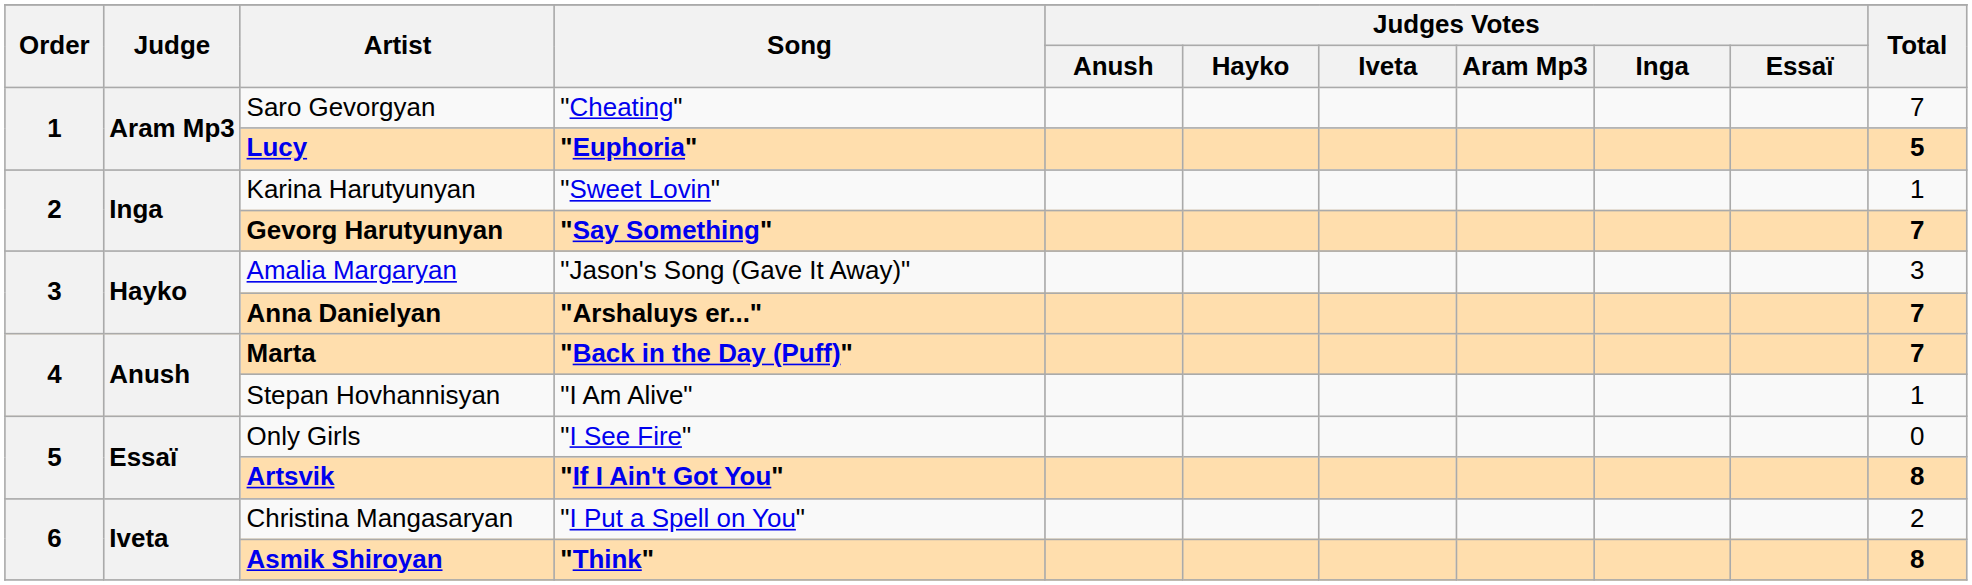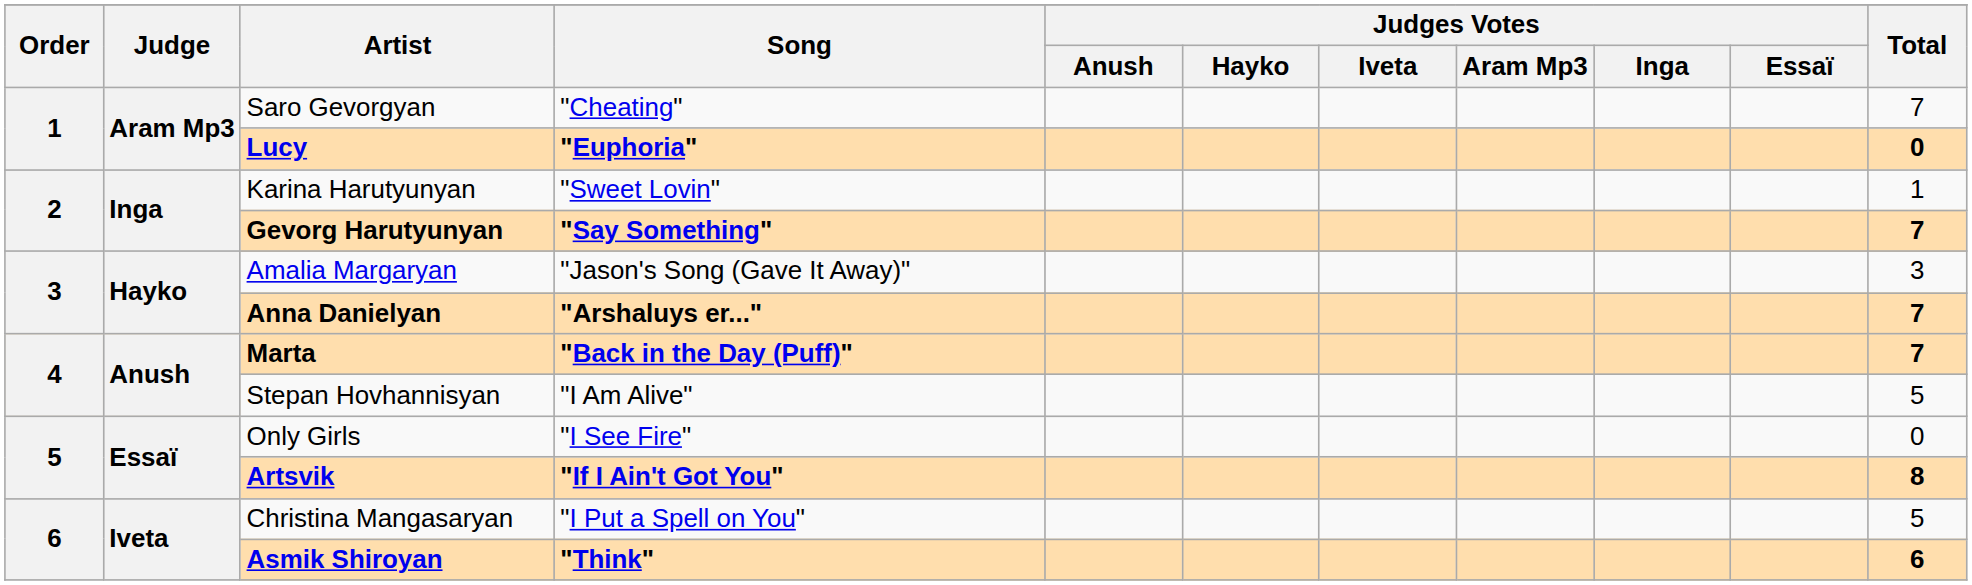(1917, 148) 5 -> (1917, 148) 0
(1917, 395) 1 -> (1917, 395) 5
(1917, 518) 2 -> (1917, 518) 5
(1917, 559) 8 -> (1917, 559) 6
